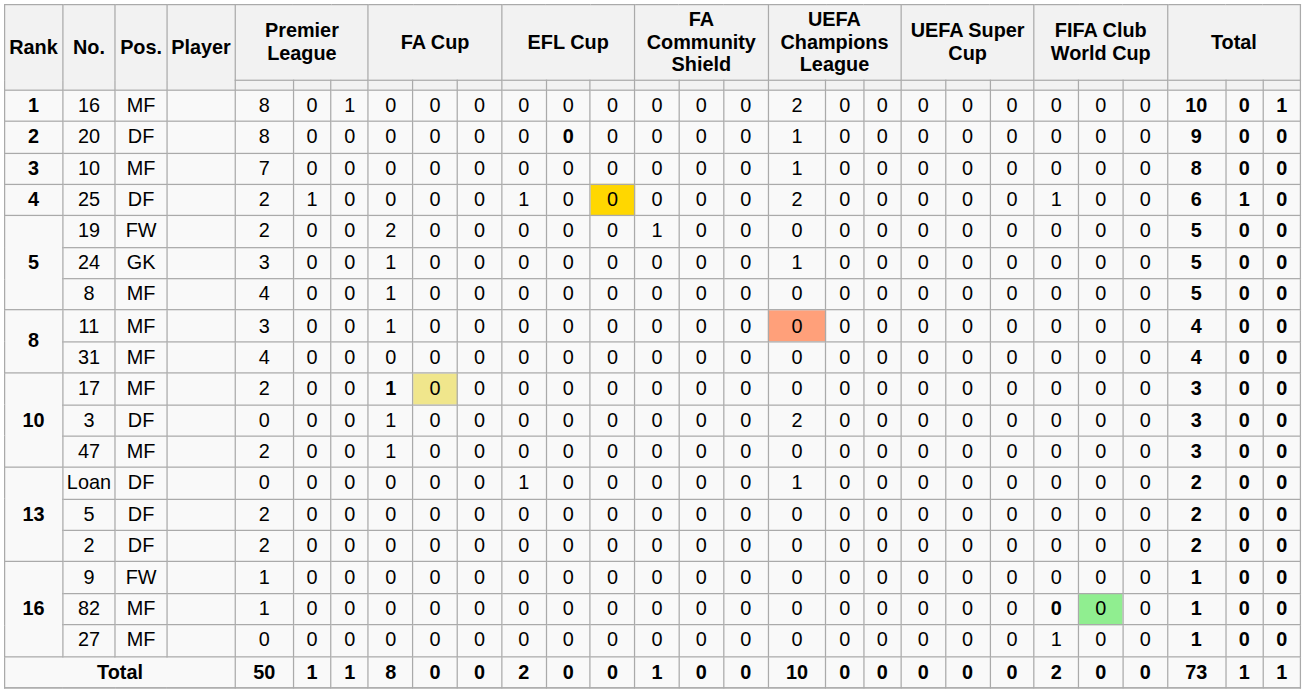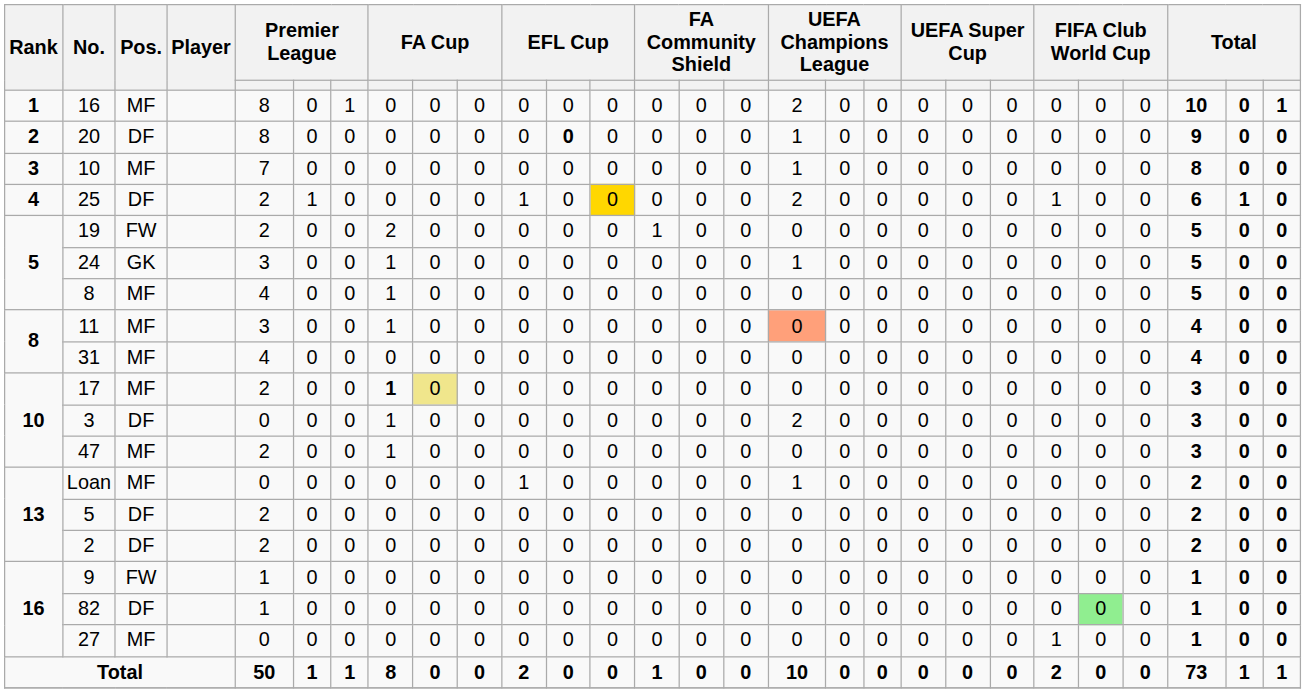(141, 483) DF -> (141, 483) MF
(141, 608) MF -> (141, 608) DF
(1056, 608) bold -> (1056, 608) normal
